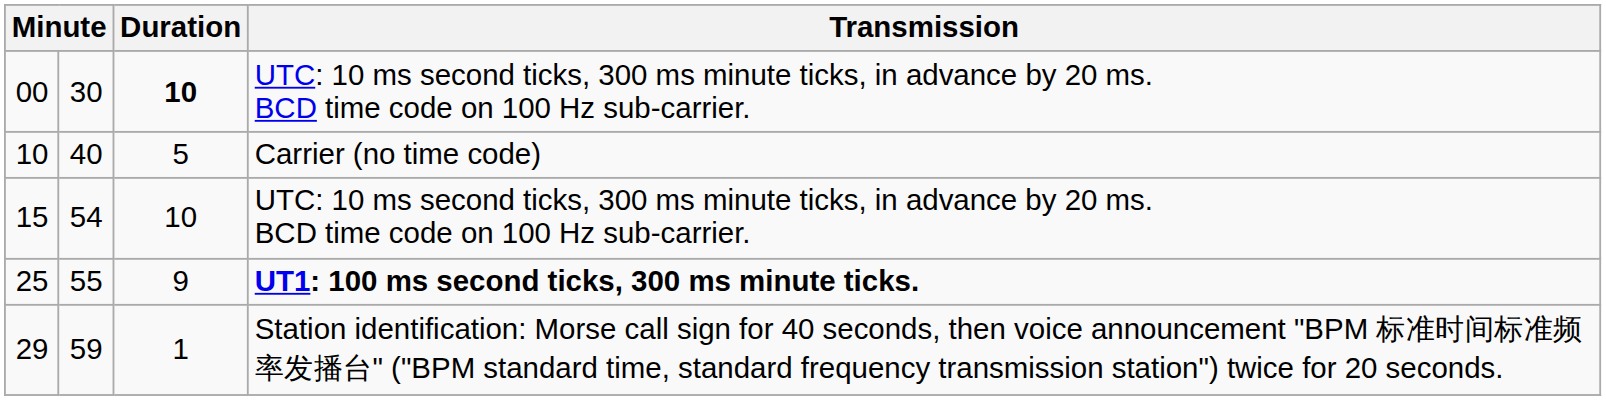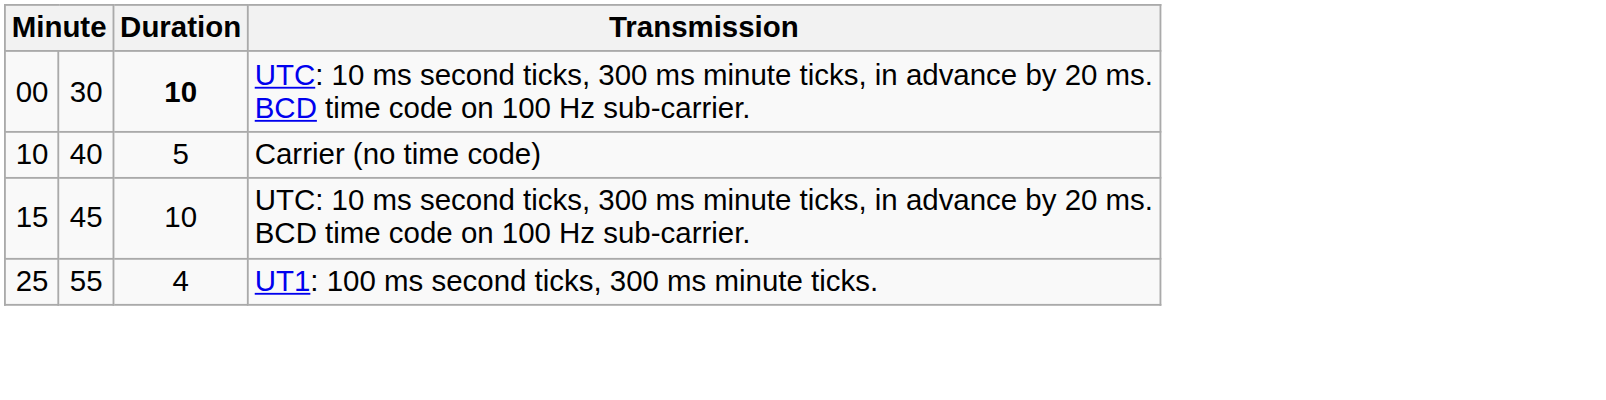(86, 217) 54 -> (86, 217) 45
(181, 280) 9 -> (181, 280) 4
(587, 280) bold -> (566, 280) normal
- row: (32, 349)
